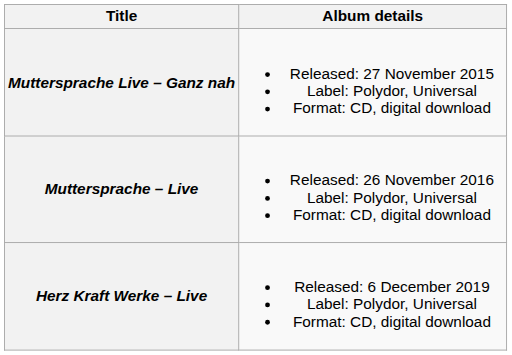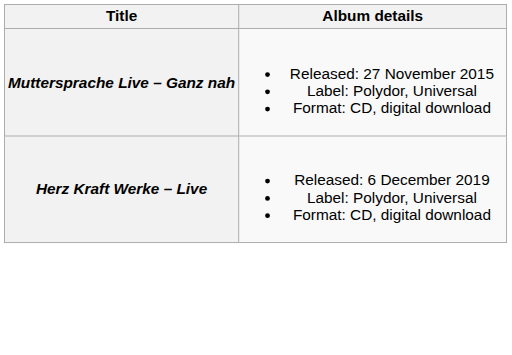- row: (122, 189)
